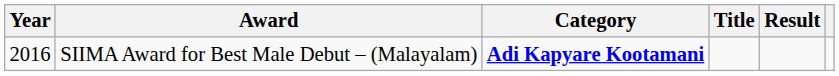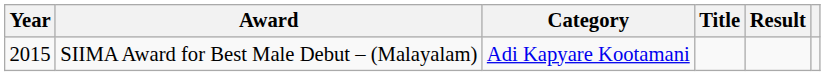(30, 53) 2016 -> (30, 53) 2015
(596, 53) bold -> (588, 53) normal
